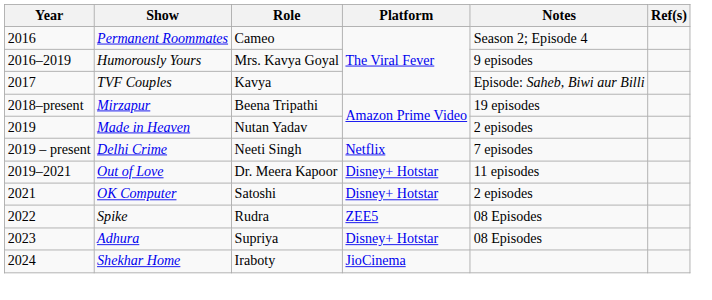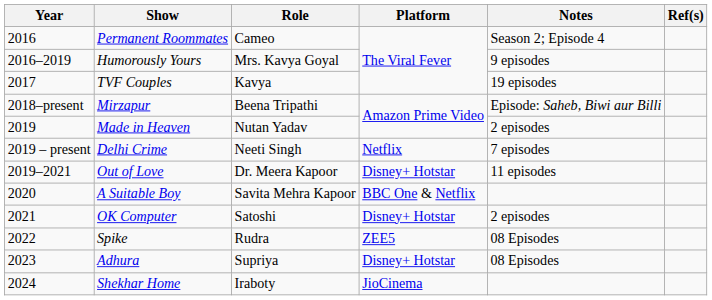(559, 82) Episode: Saheb, Biwi aur Billi -> (523, 82) 19 episodes
(507, 104) 19 episodes -> (576, 104) Episode: Saheb, Biwi aur Billi
+ row: (139, 194)
